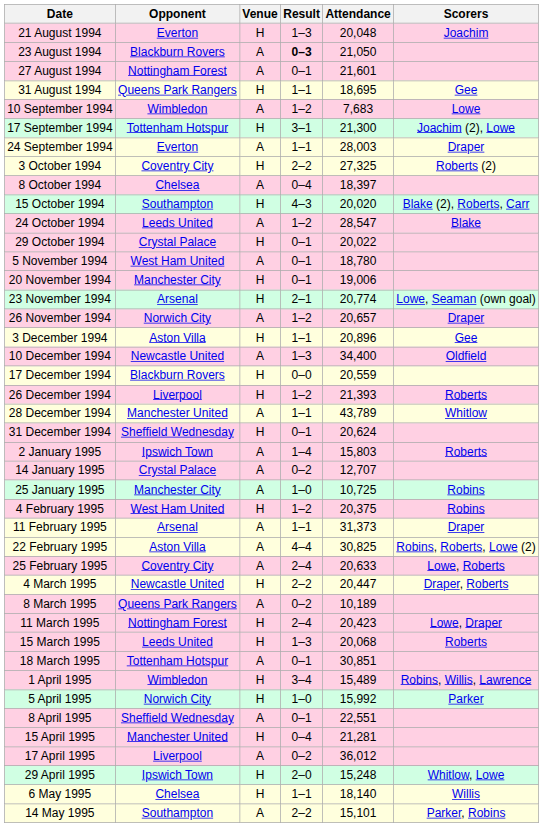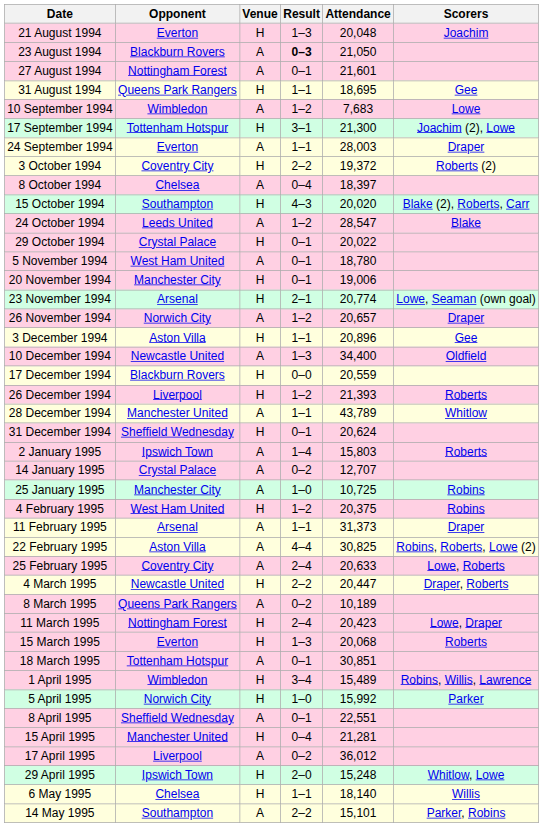(358, 166) 27,325 -> (358, 166) 19,372
(177, 642) Leeds United -> (177, 642) Everton
